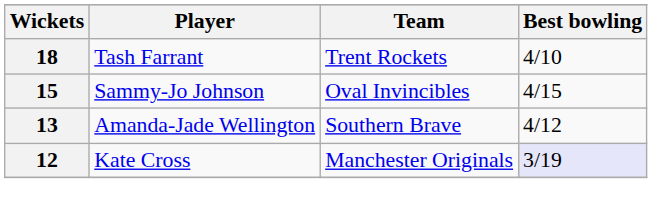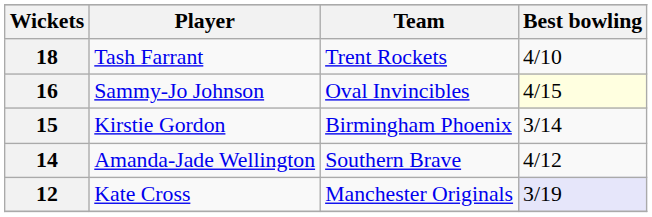(47, 90) 15 -> (47, 90) 16
(542, 90) no background -> (542, 90) lightyellow background
+ row: (160, 125)
(47, 125) 13 -> (47, 159) 14
